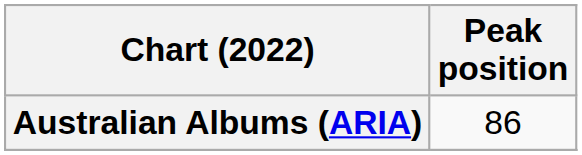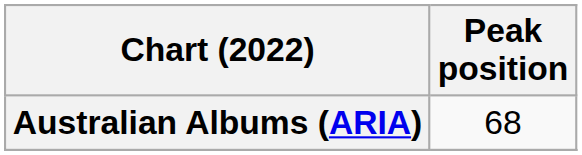(503, 122) 86 -> (503, 122) 68
